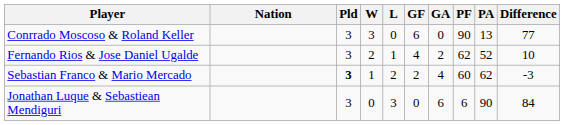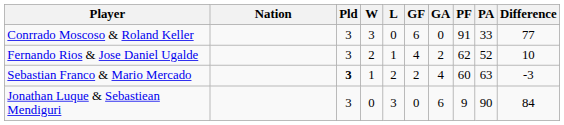(464, 34) 90 -> (464, 34) 91
(486, 34) 13 -> (486, 34) 33
(486, 75) 62 -> (486, 75) 63
(464, 103) 6 -> (464, 103) 9
